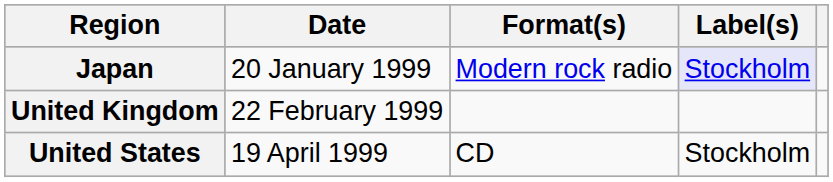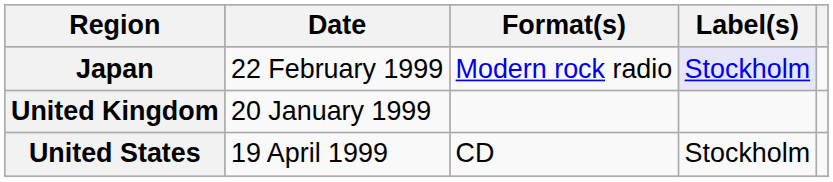(331, 68) 20 January 1999 -> (337, 68) 22 February 1999
(337, 111) 22 February 1999 -> (331, 111) 20 January 1999
